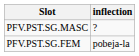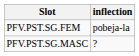rows swapped: (43, 43) <-> (47, 28)
